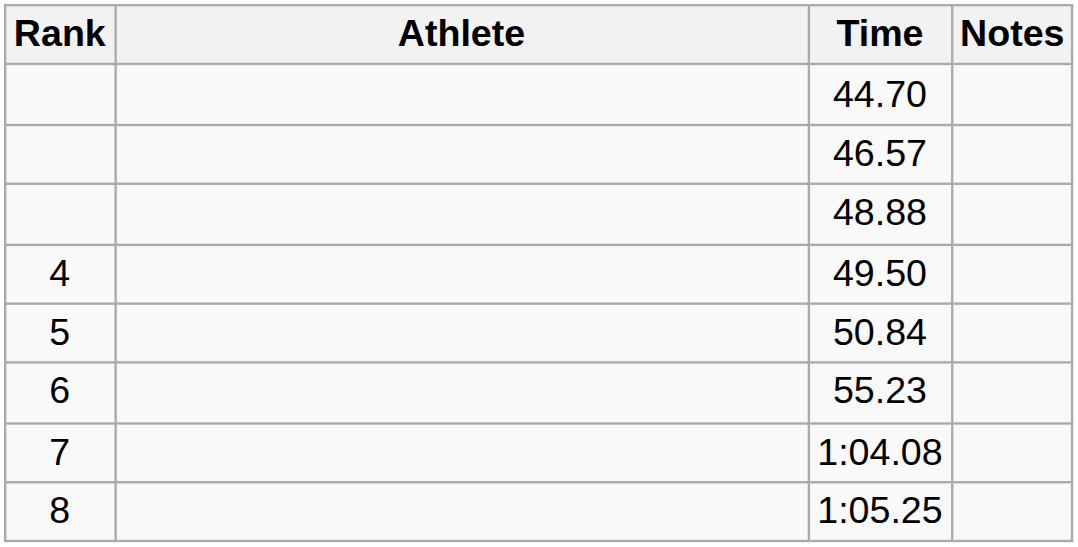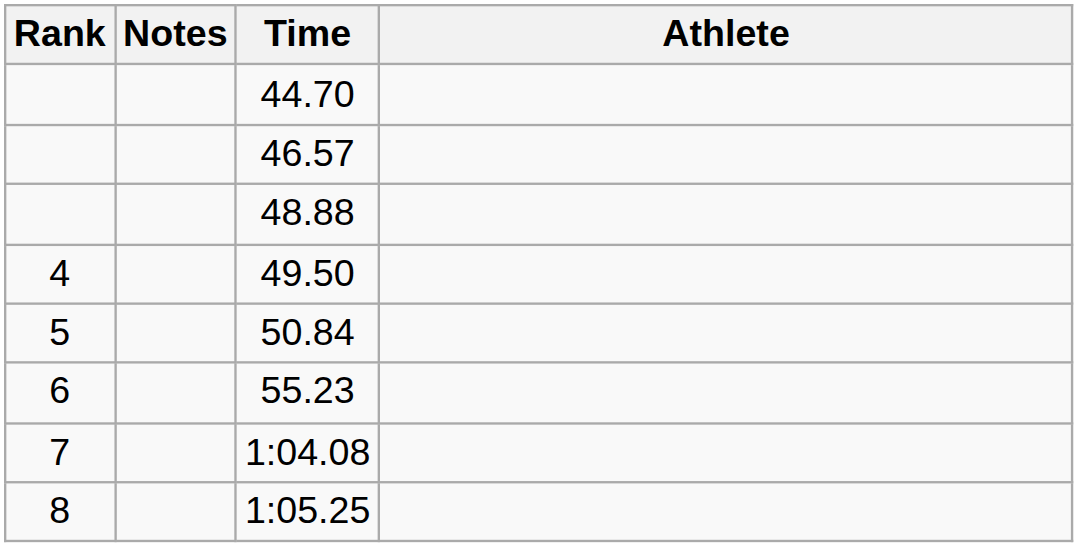columns swapped: (461, 34) <-> (1012, 34)
